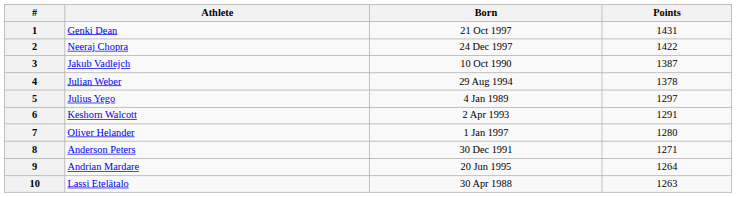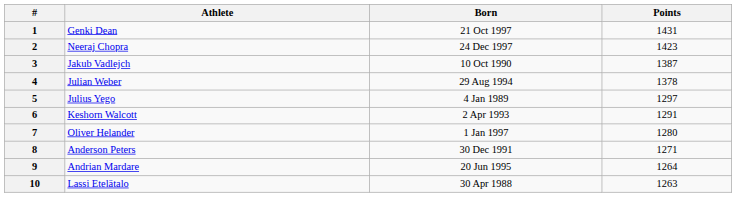(667, 47) 1422 -> (667, 47) 1423
